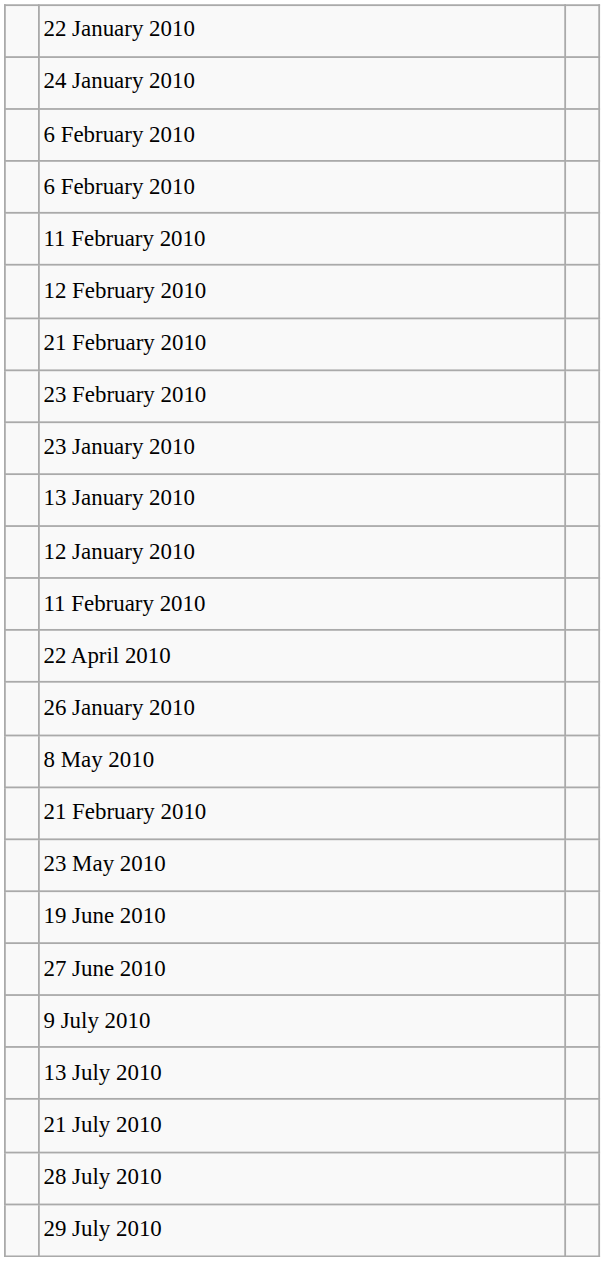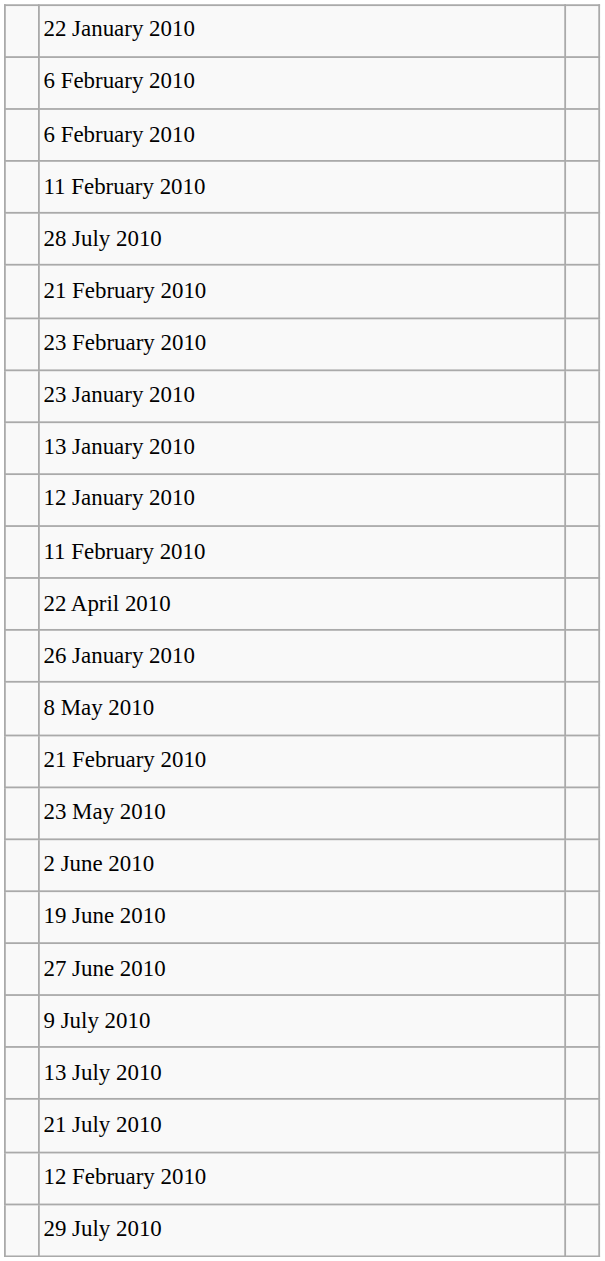- row: (21, 83)
rows swapped: (21, 292) <-> (21, 1178)
+ row: (21, 865)
